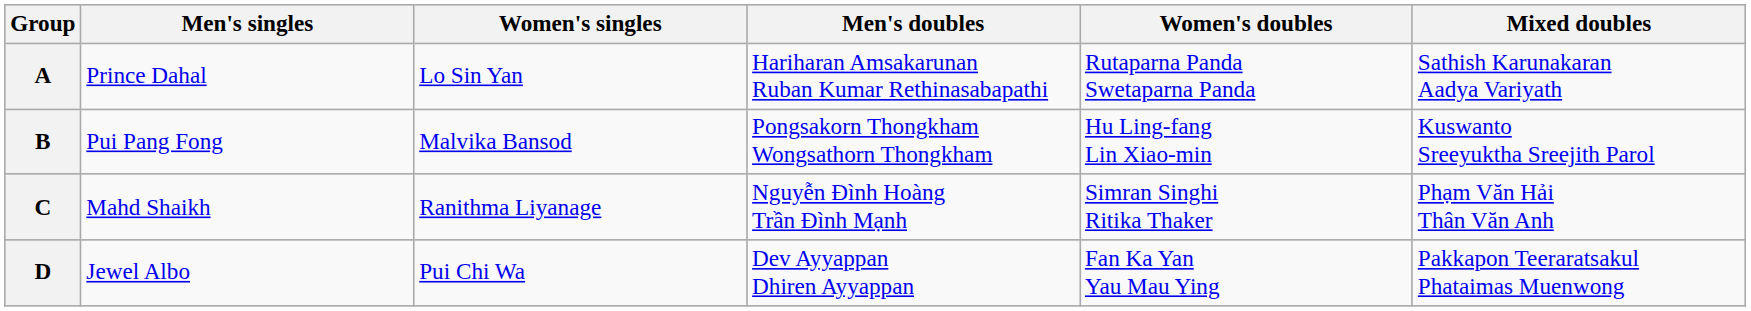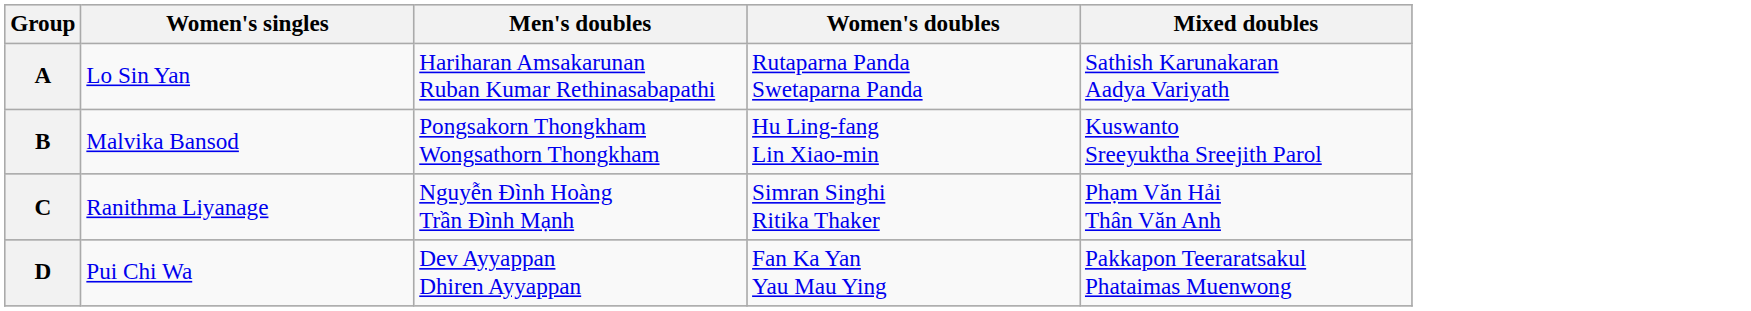- column: (247, 24)
